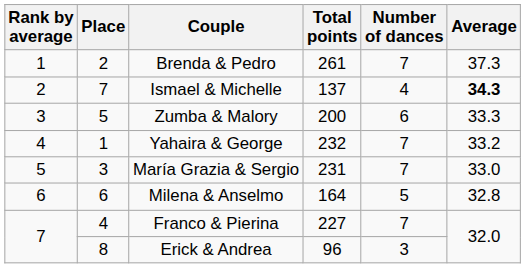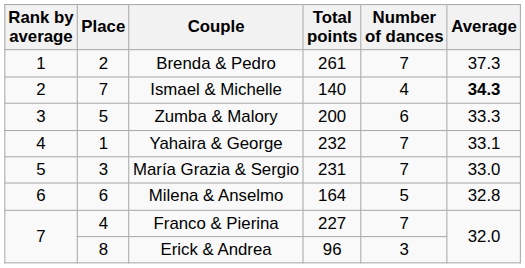(332, 90) 137 -> (332, 90) 140
(484, 143) 33.2 -> (484, 143) 33.1
